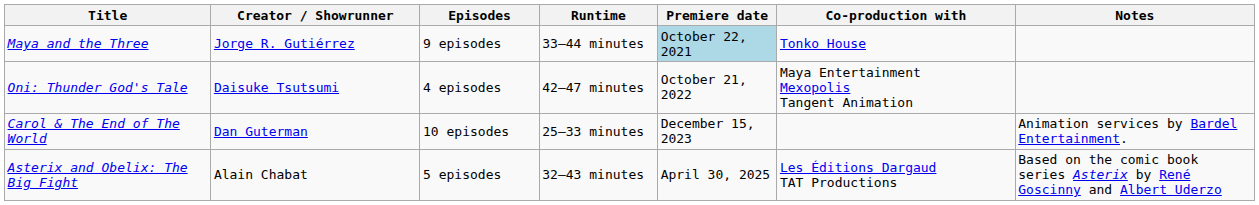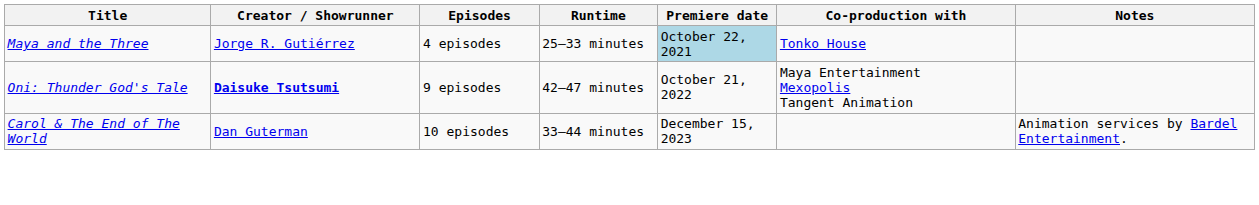(462, 44) 9 episodes -> (462, 44) 4 episodes
(593, 44) 33–44 minutes -> (593, 44) 25–33 minutes
(277, 87) normal -> (277, 87) bold
(462, 87) 4 episodes -> (462, 87) 9 episodes
(593, 131) 25–33 minutes -> (593, 131) 33–44 minutes
- row: (98, 175)
